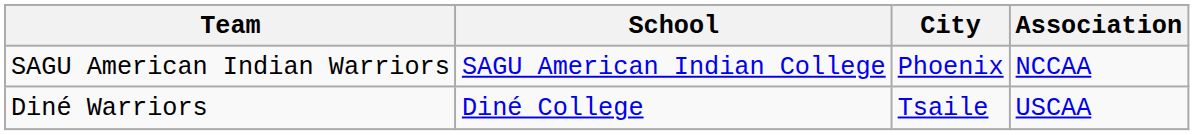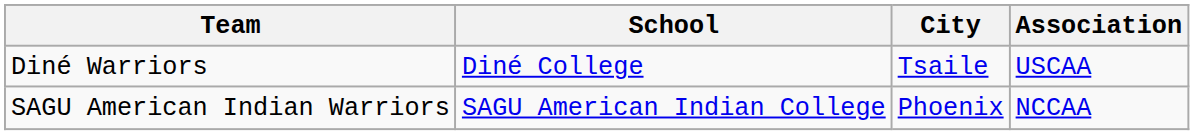rows swapped: (109, 108) <-> (230, 67)
